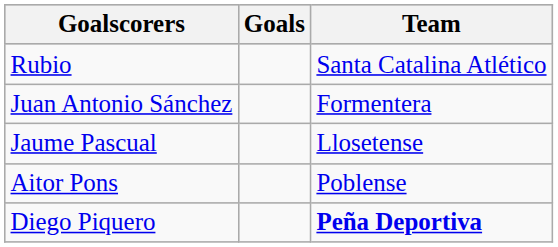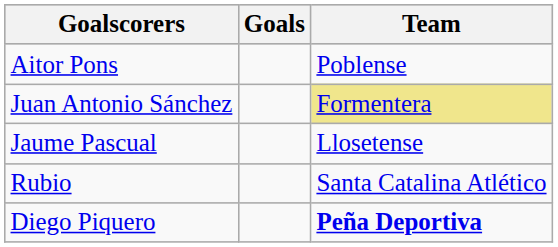rows swapped: (64, 182) <-> (41, 63)
(374, 103) no background -> (374, 103) khaki background
